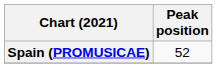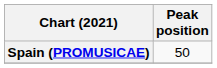(182, 52) 52 -> (182, 52) 50
